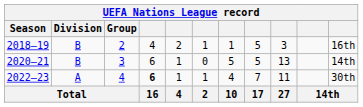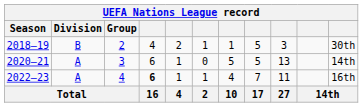(343, 45) 16th -> (343, 45) 30th
(78, 61) B -> (78, 61) A
(343, 78) 30th -> (343, 78) 16th
